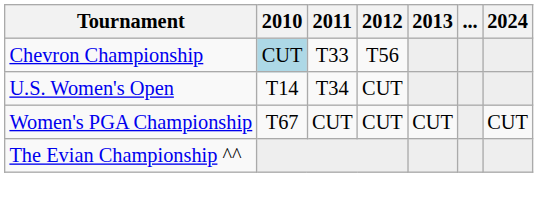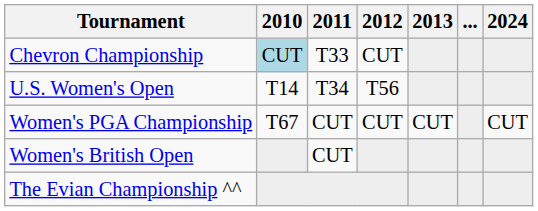(382, 55) T56 -> (382, 55) CUT
(382, 88) CUT -> (382, 88) T56
+ row: (101, 155)
